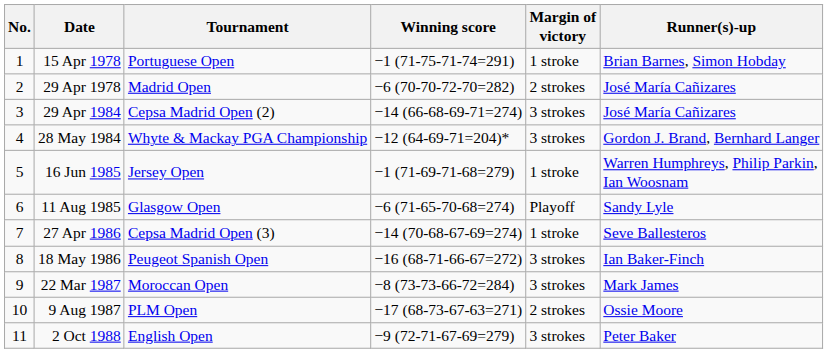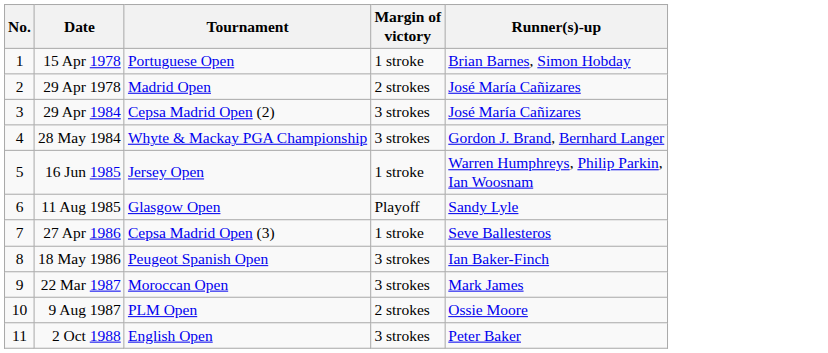- column: (448, 26)
